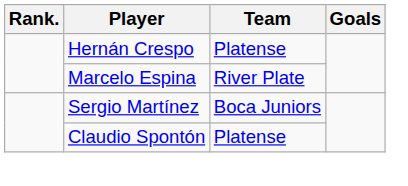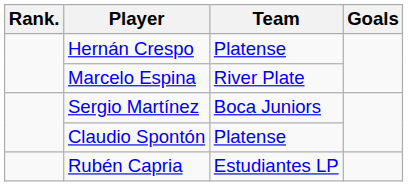+ row: (125, 166)
